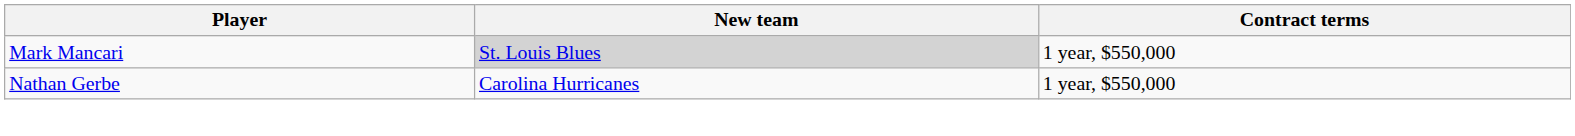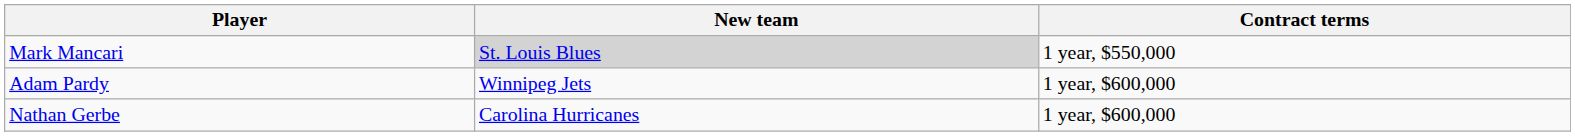+ row: (59, 83)
(1109, 83) 1 year, $550,000 -> (1109, 114) 1 year, $600,000
